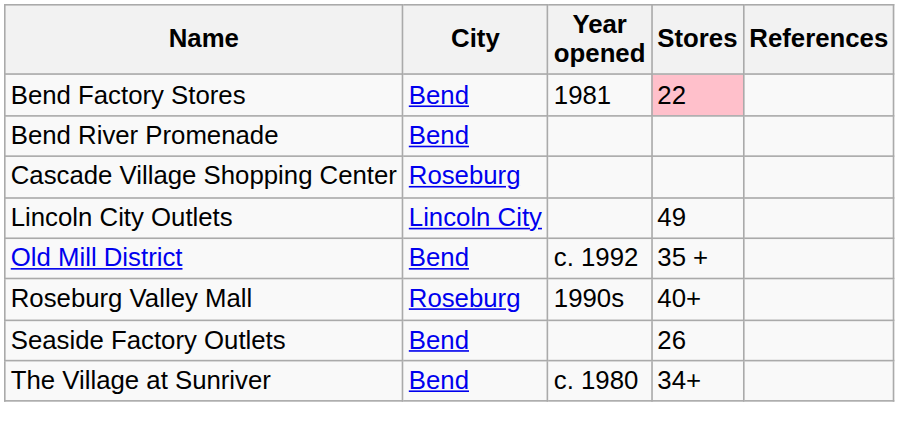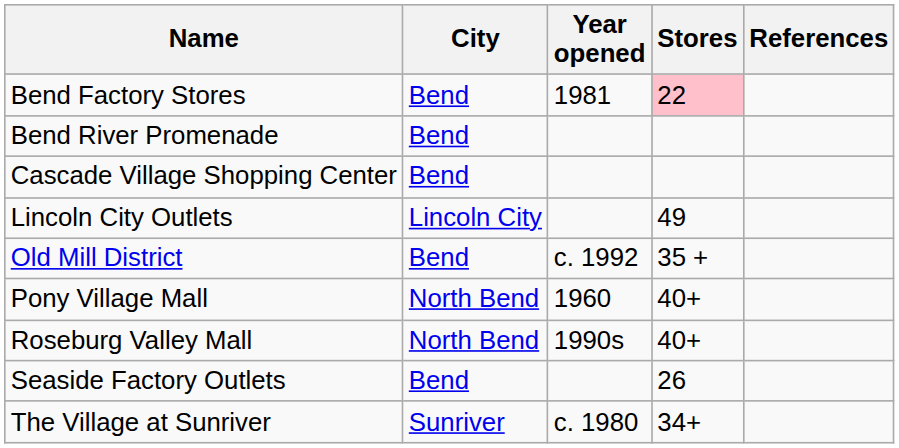(465, 176) Roseburg -> (439, 176) Bend
+ row: (109, 299)
(465, 299) Roseburg -> (474, 339) North Bend
(439, 380) Bend -> (457, 421) Sunriver
